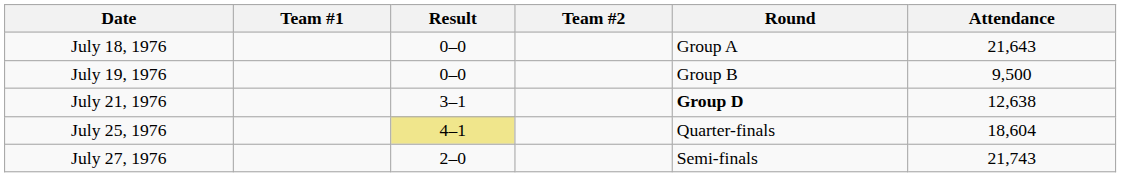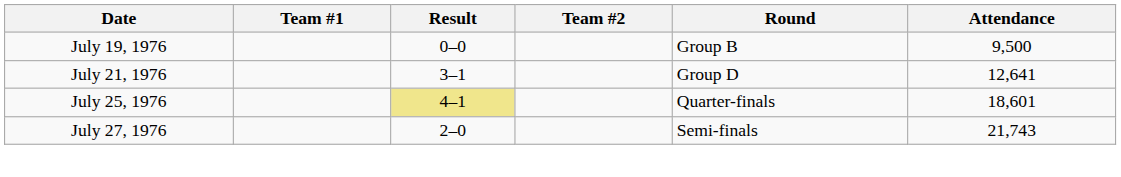- row: (119, 46)
(710, 102) bold -> (708, 74) normal
(1012, 102) 12,638 -> (1012, 74) 12,641
(1012, 130) 18,604 -> (1012, 102) 18,601
